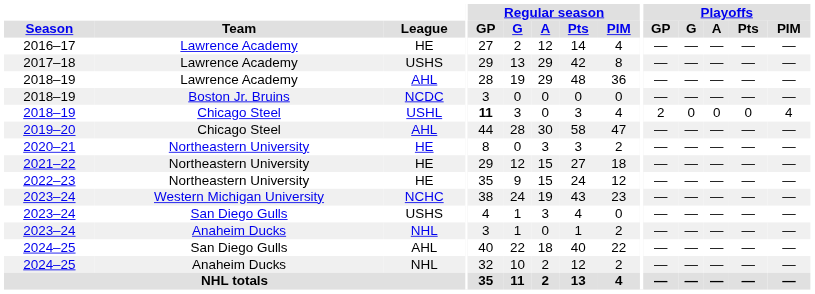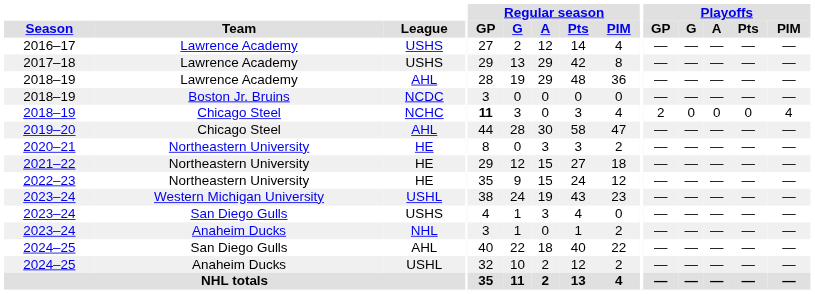(424, 46) HE -> (424, 46) USHS
(424, 113) USHL -> (424, 113) NCHC
(424, 197) NCHC -> (424, 197) USHL
(424, 264) NHL -> (424, 264) USHL
